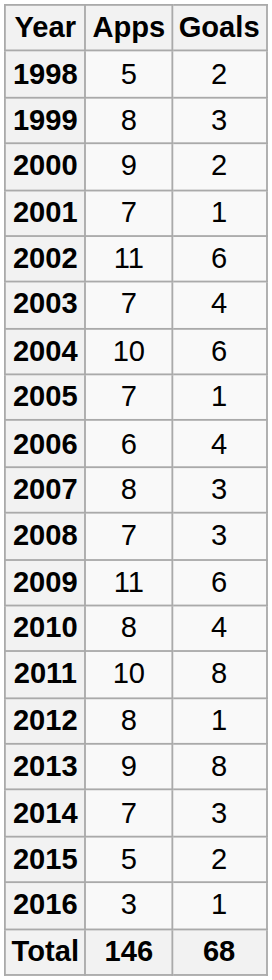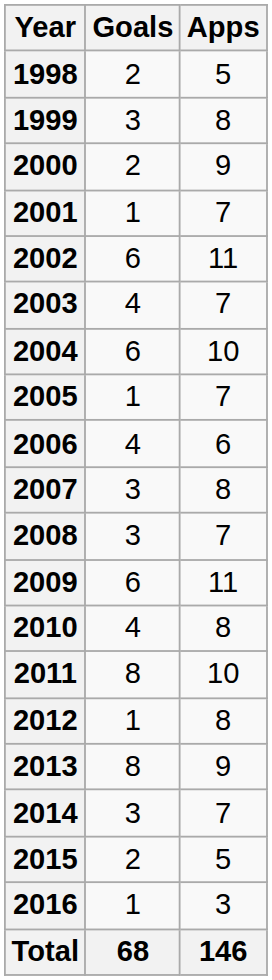columns swapped: (129, 27) <-> (219, 27)
